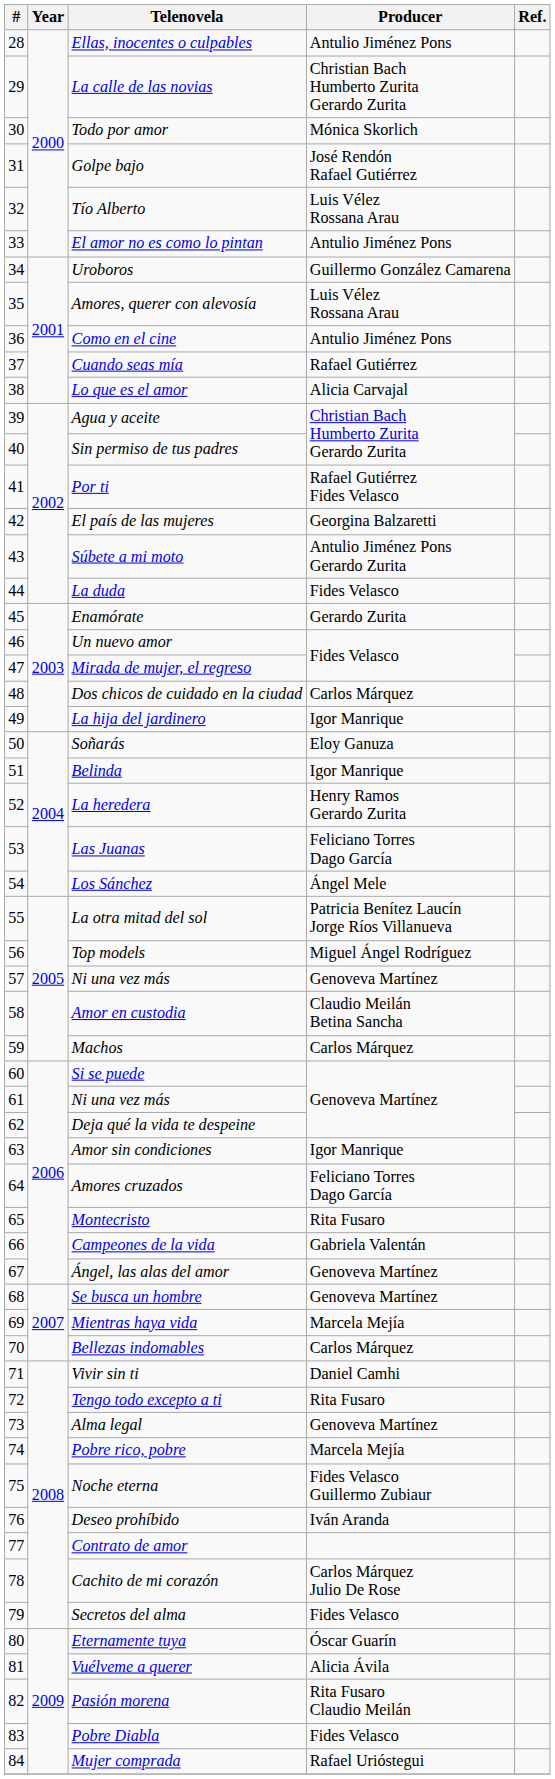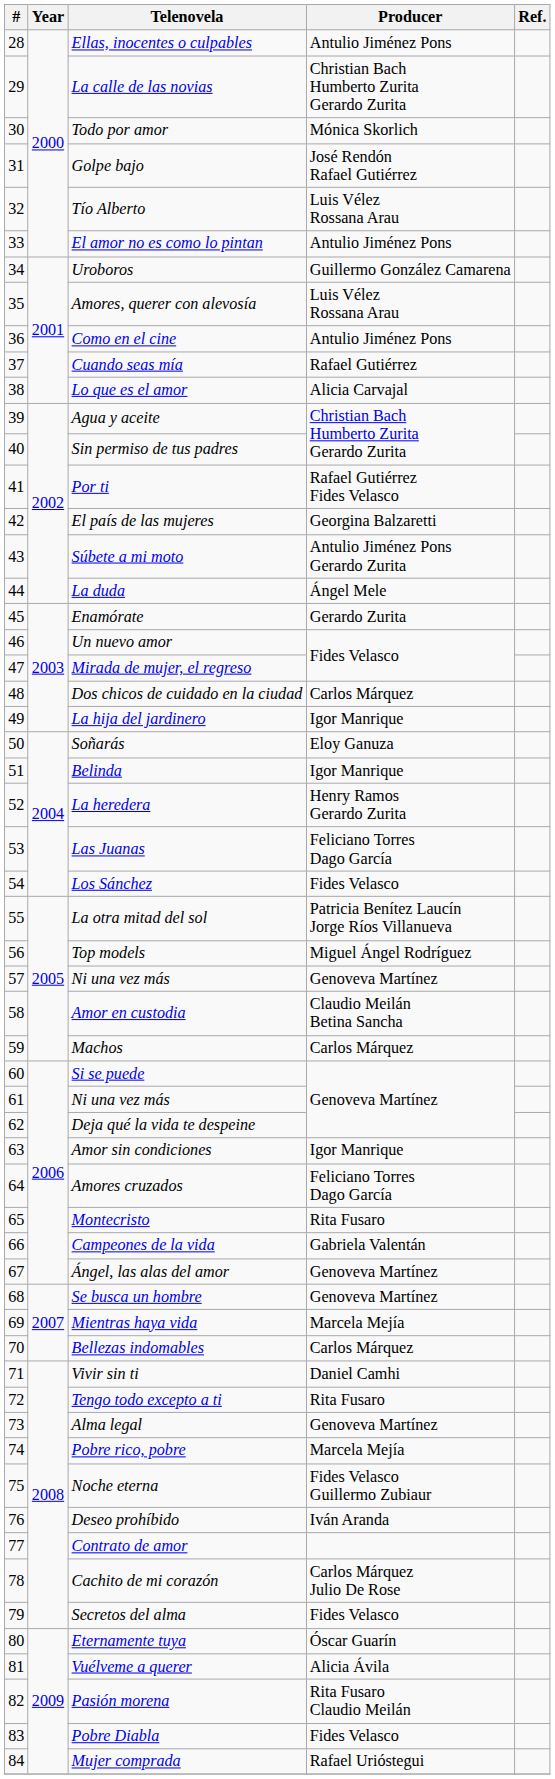(354, 590) Fides Velasco -> (348, 590) Ángel Mele
(348, 883) Ángel Mele -> (354, 883) Fides Velasco
